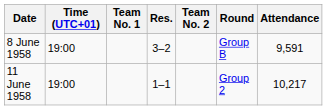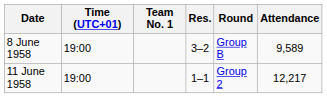- column: (196, 19)
(290, 48) 9,591 -> (290, 48) 9,589
(290, 84) 10,217 -> (290, 78) 12,217
